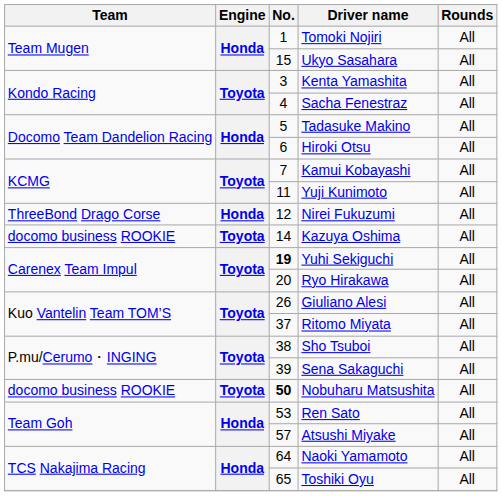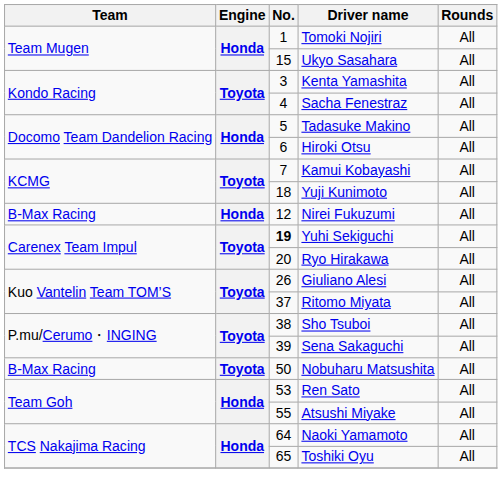(284, 192) 11 -> (284, 192) 18
(84, 214) ThreeBond Drago Corse -> (52, 214) B-Max Racing
- row: (351, 236)
(91, 391) docomo business ROOKIE -> (52, 368) B-Max Racing
(284, 391) bold -> (284, 368) normal
(284, 435) 57 -> (284, 413) 55
